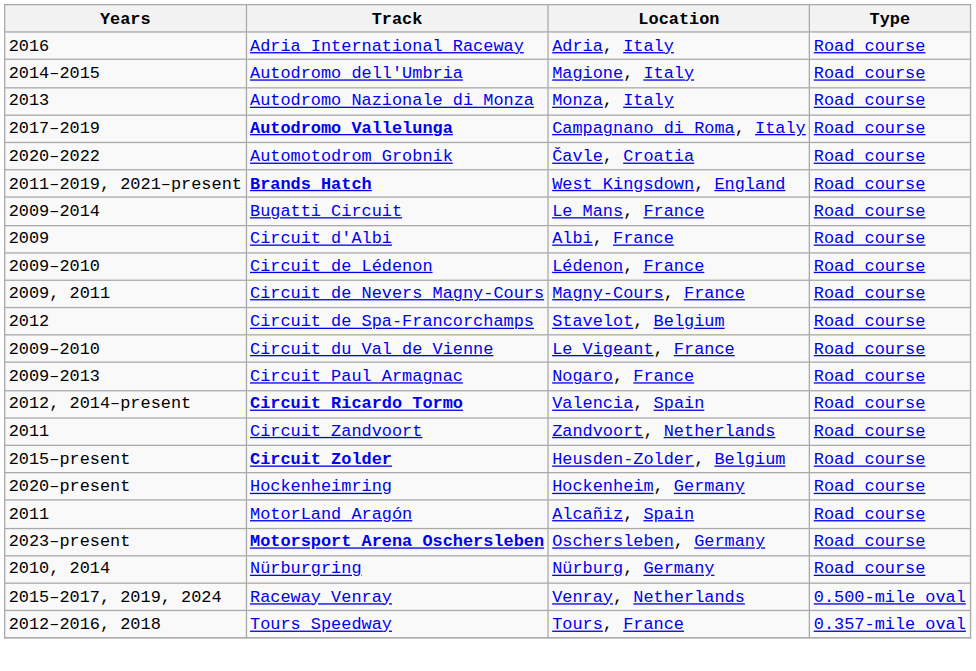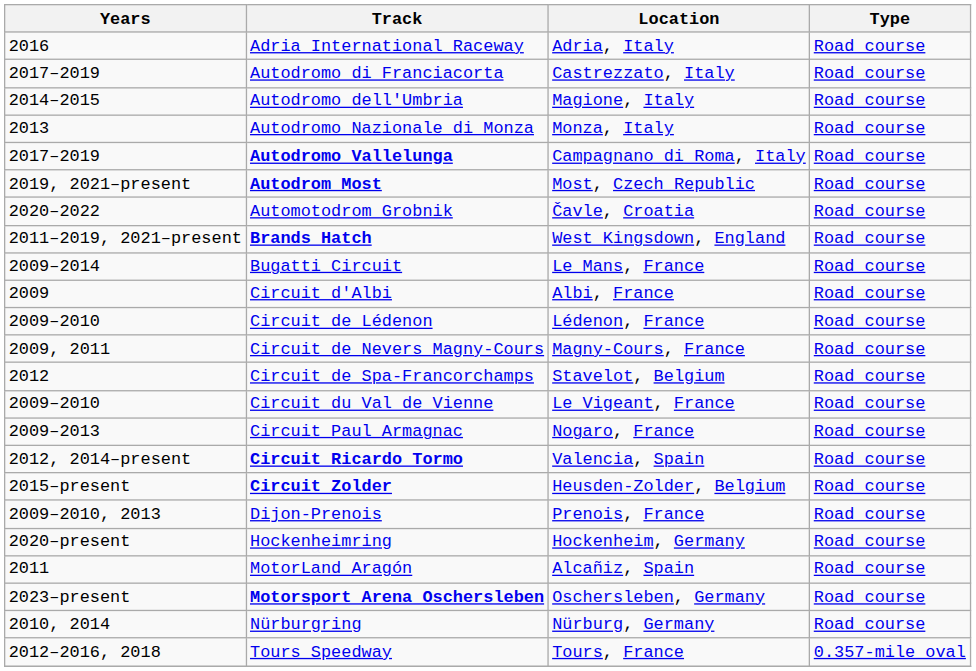+ row: (377, 74)
+ row: (316, 184)
- row: (336, 432)
+ row: (316, 514)
- row: (321, 597)
